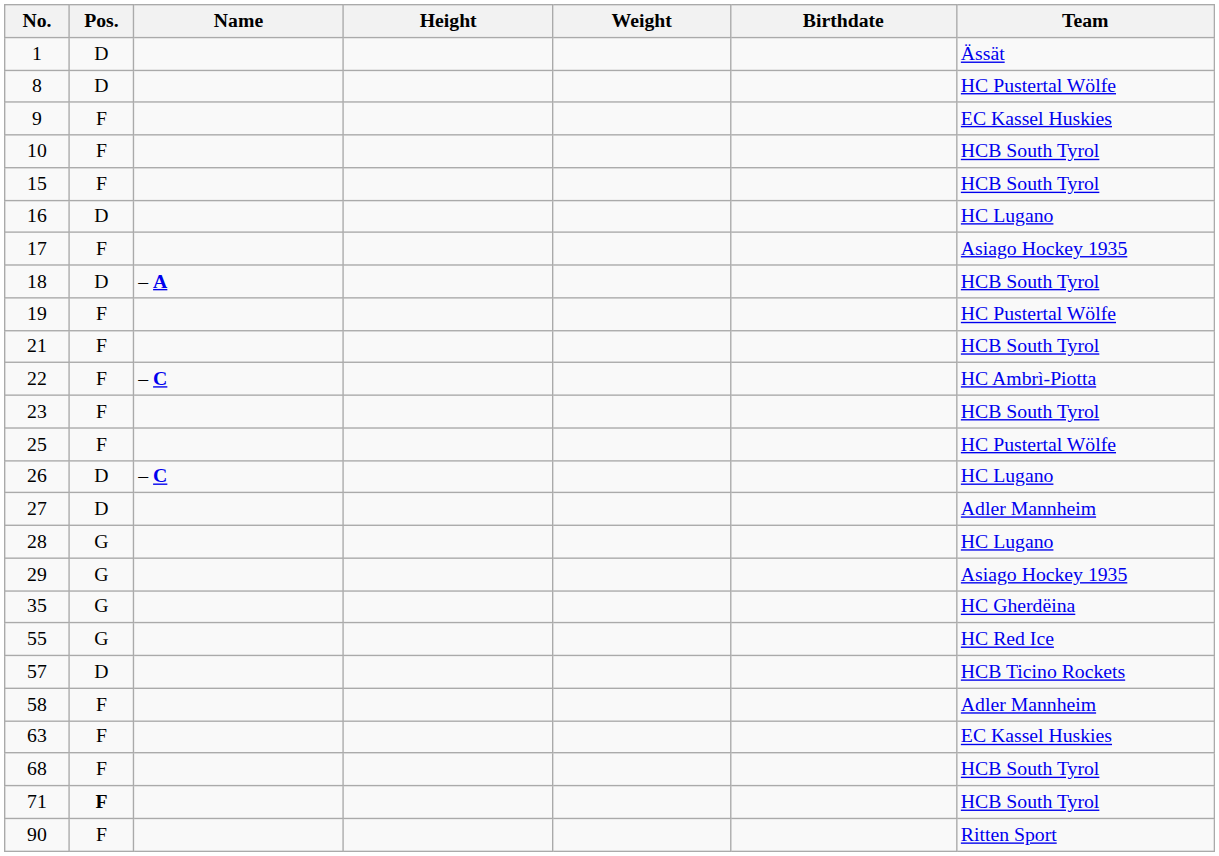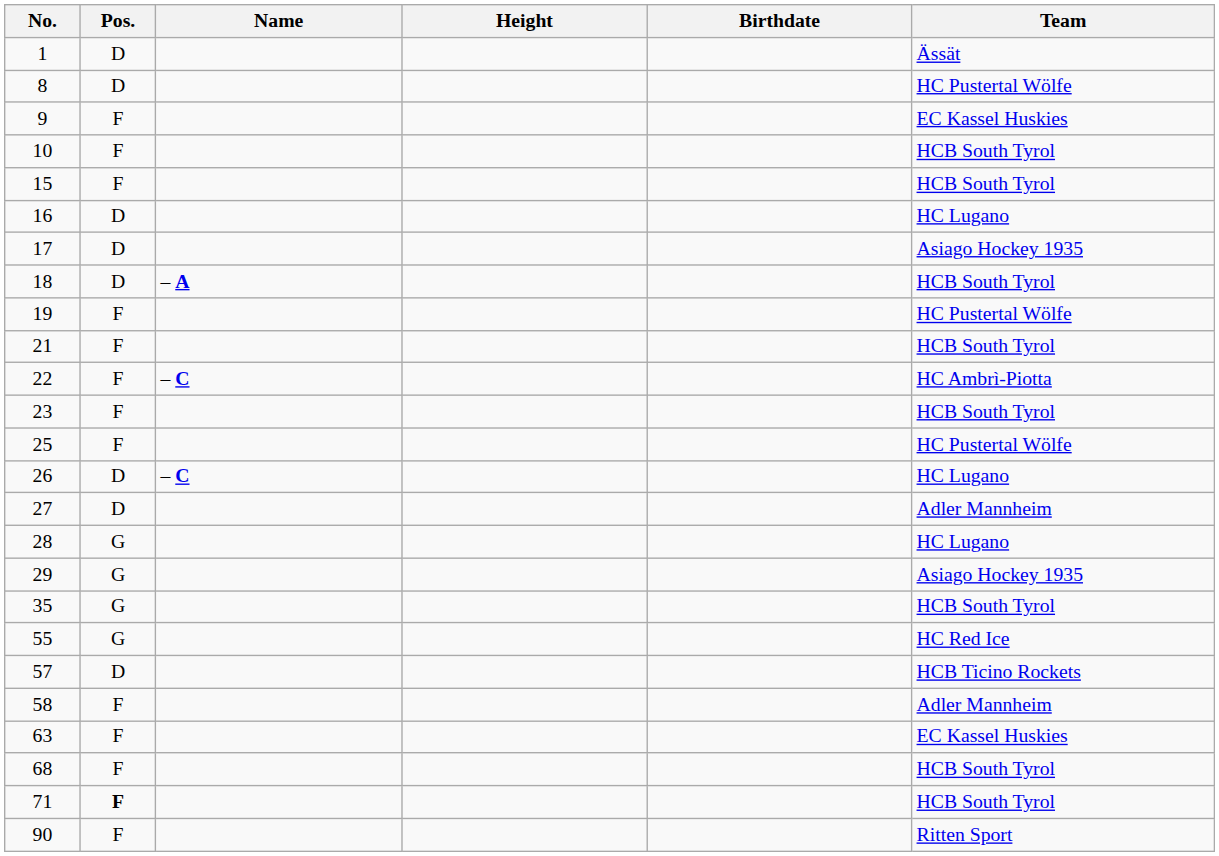- column: (642, 21)
(101, 248) F -> (118, 248) D
(1018, 606) HC Gherdëina -> (986, 606) HCB South Tyrol
